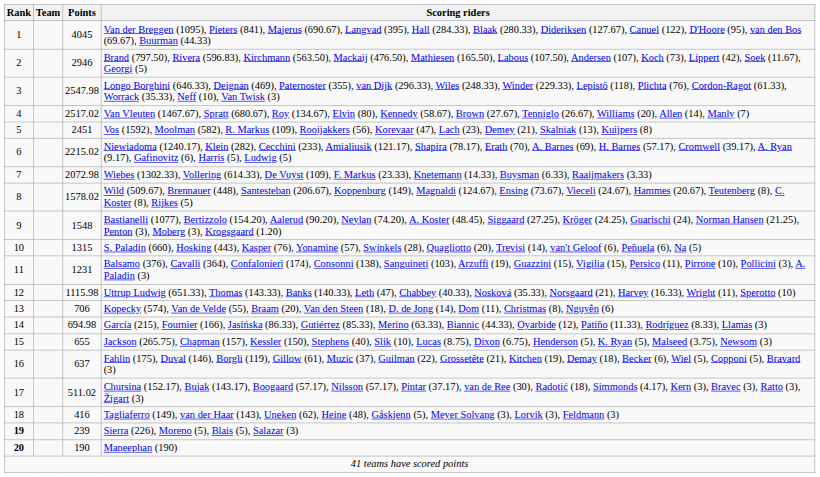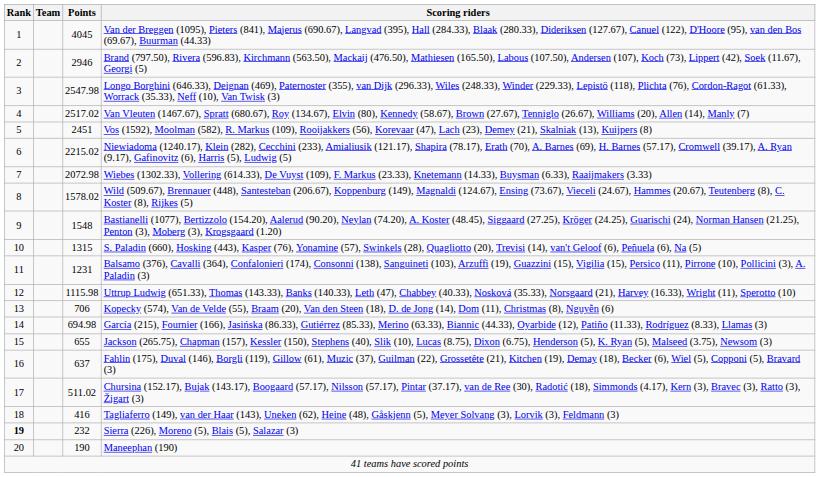(82, 431) 239 -> (82, 431) 232
(19, 447) bold -> (19, 447) normal
